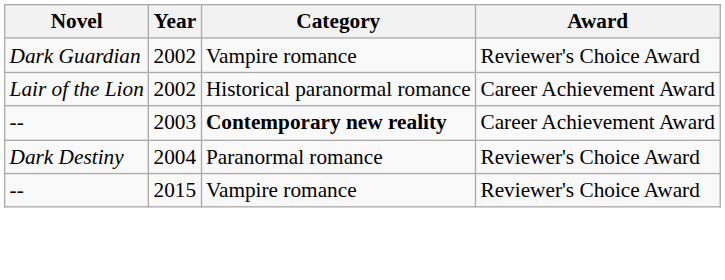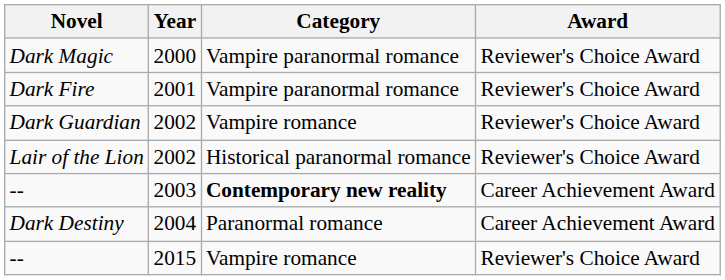+ row: (61, 55)
+ row: (52, 88)
(598, 88) Career Achievement Award -> (590, 156) Reviewer's Choice Award
(590, 156) Reviewer's Choice Award -> (598, 223) Career Achievement Award
